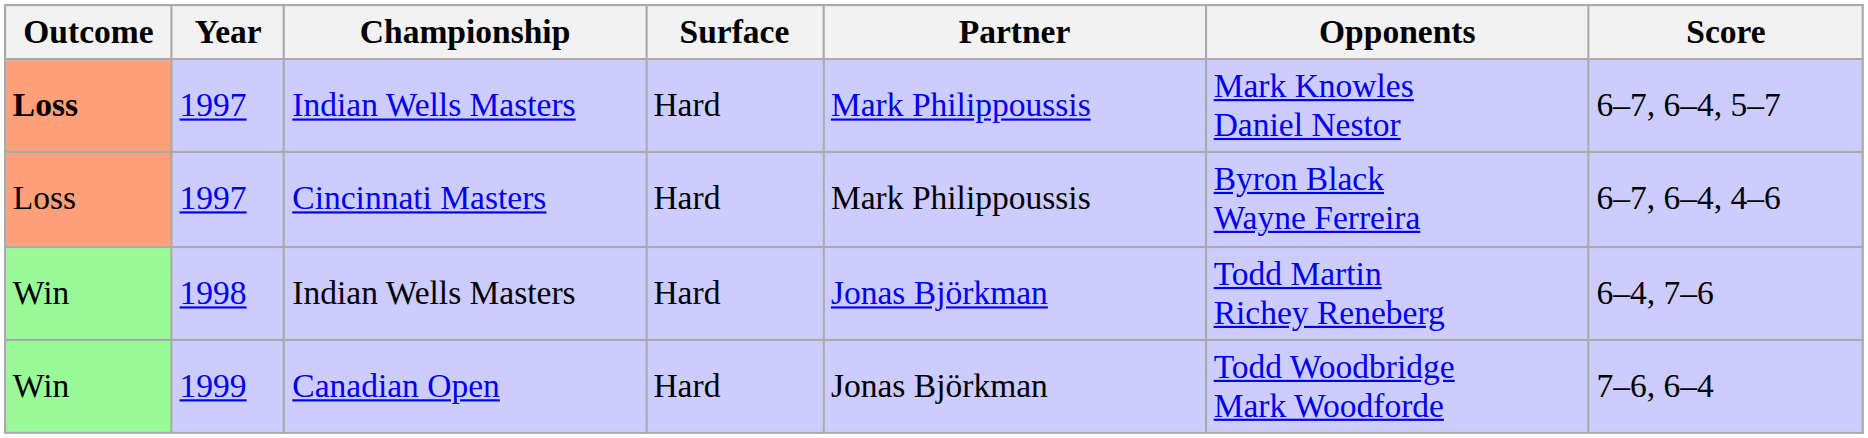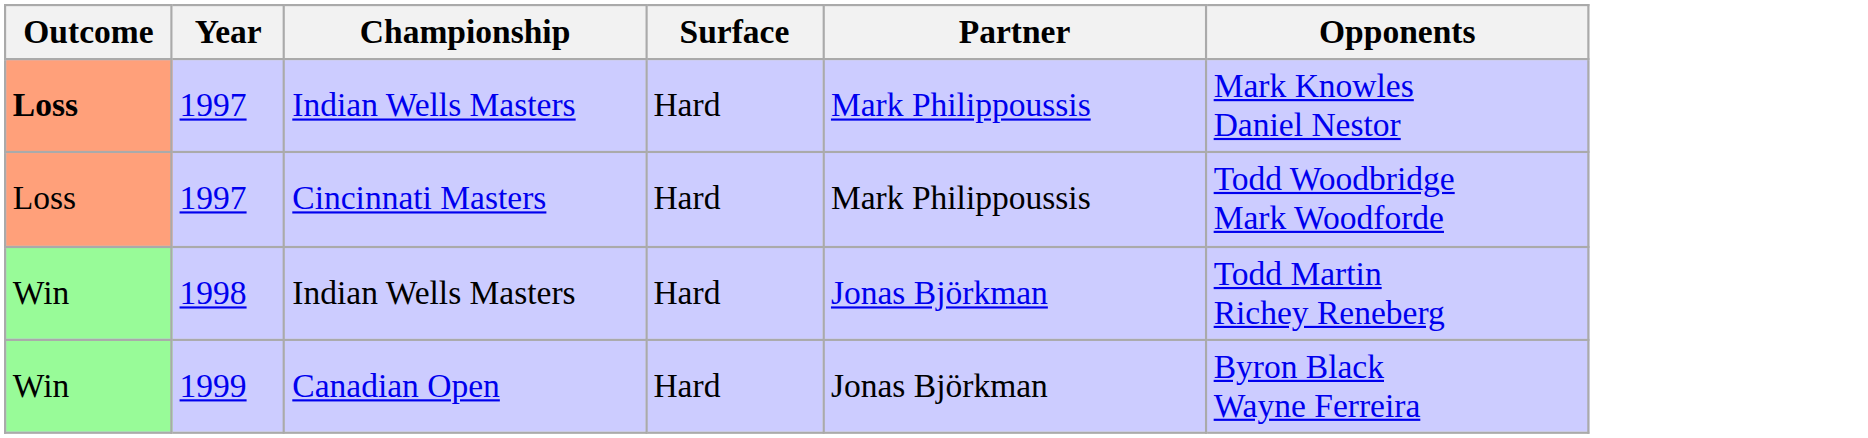- column: (1726, 31)
(1317, 198) Byron Black Wayne Ferreira -> (1334, 198) Todd Woodbridge Mark Woodforde
(1334, 384) Todd Woodbridge Mark Woodforde -> (1317, 384) Byron Black Wayne Ferreira
